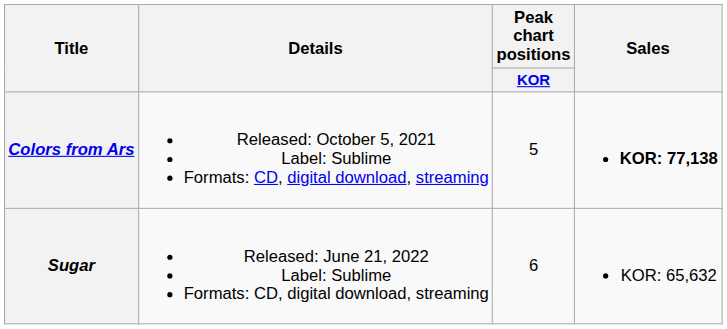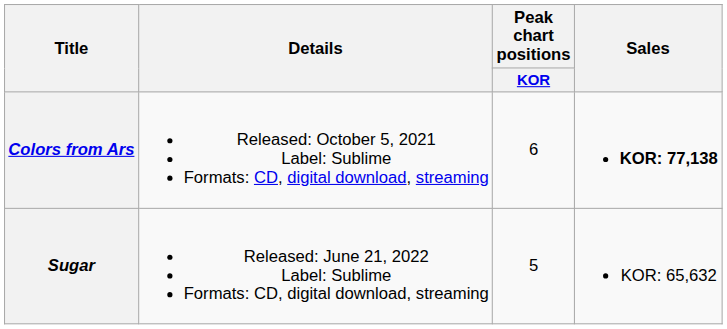(534, 149) 5 -> (534, 149) 6
(534, 265) 6 -> (534, 265) 5
